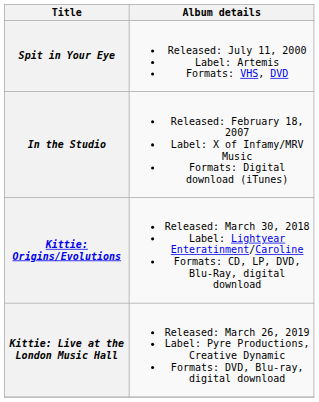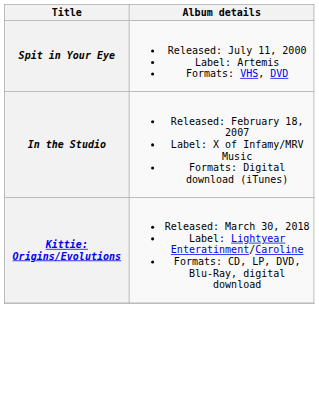- row: (67, 350)
